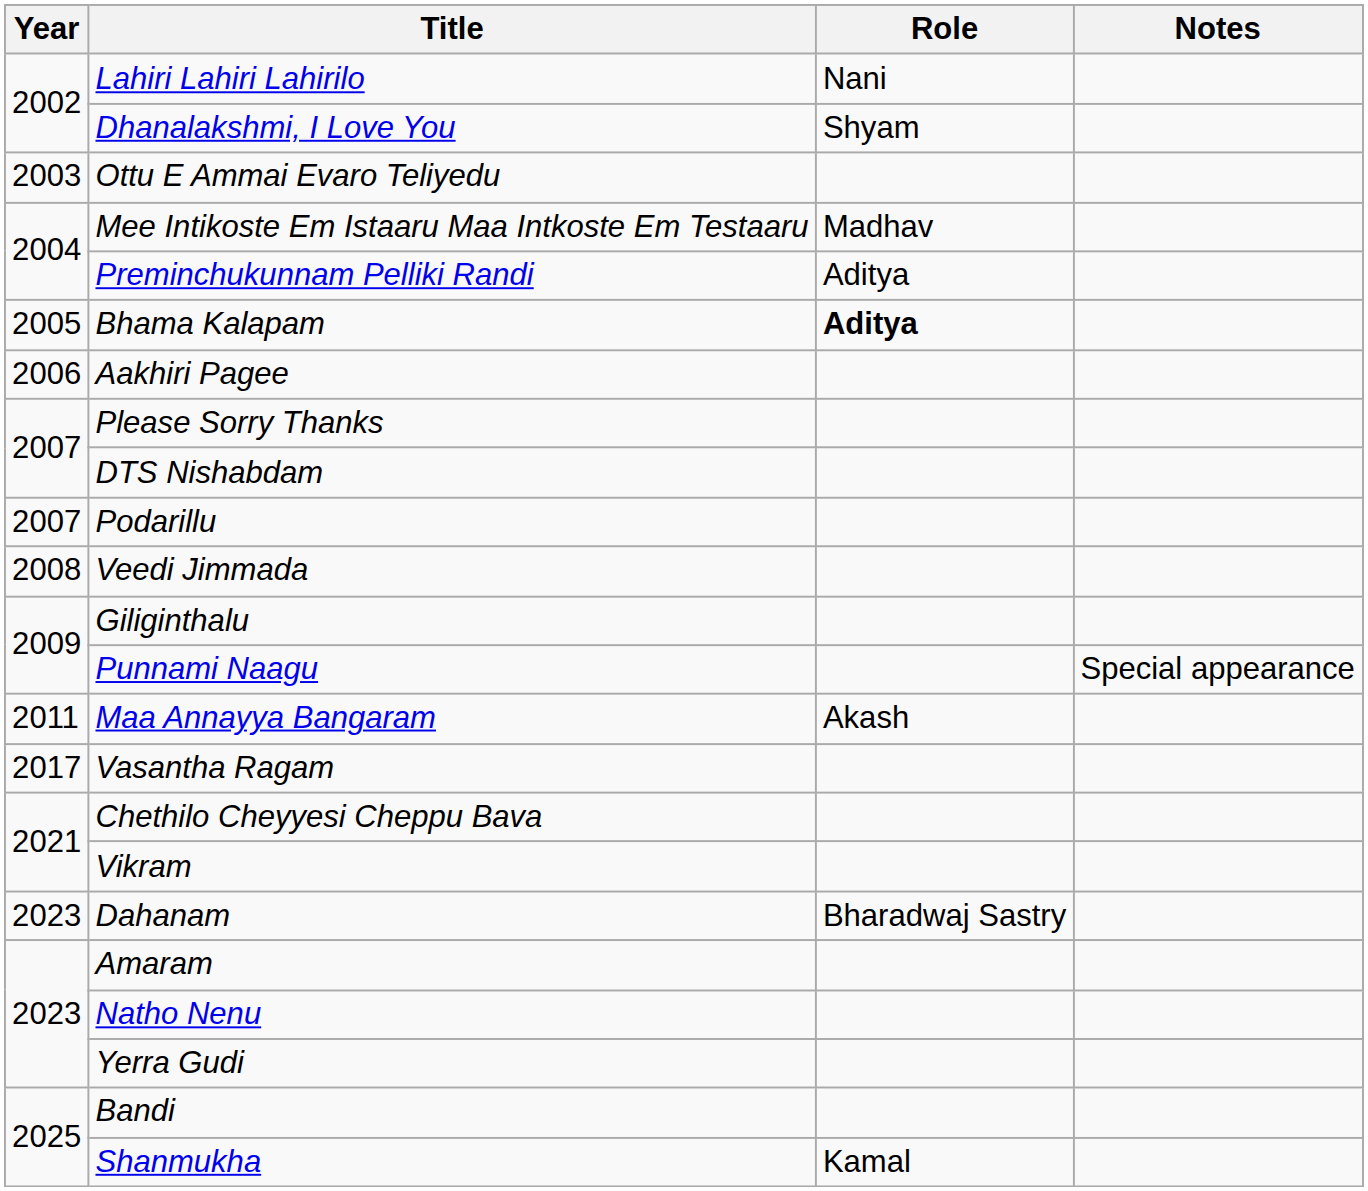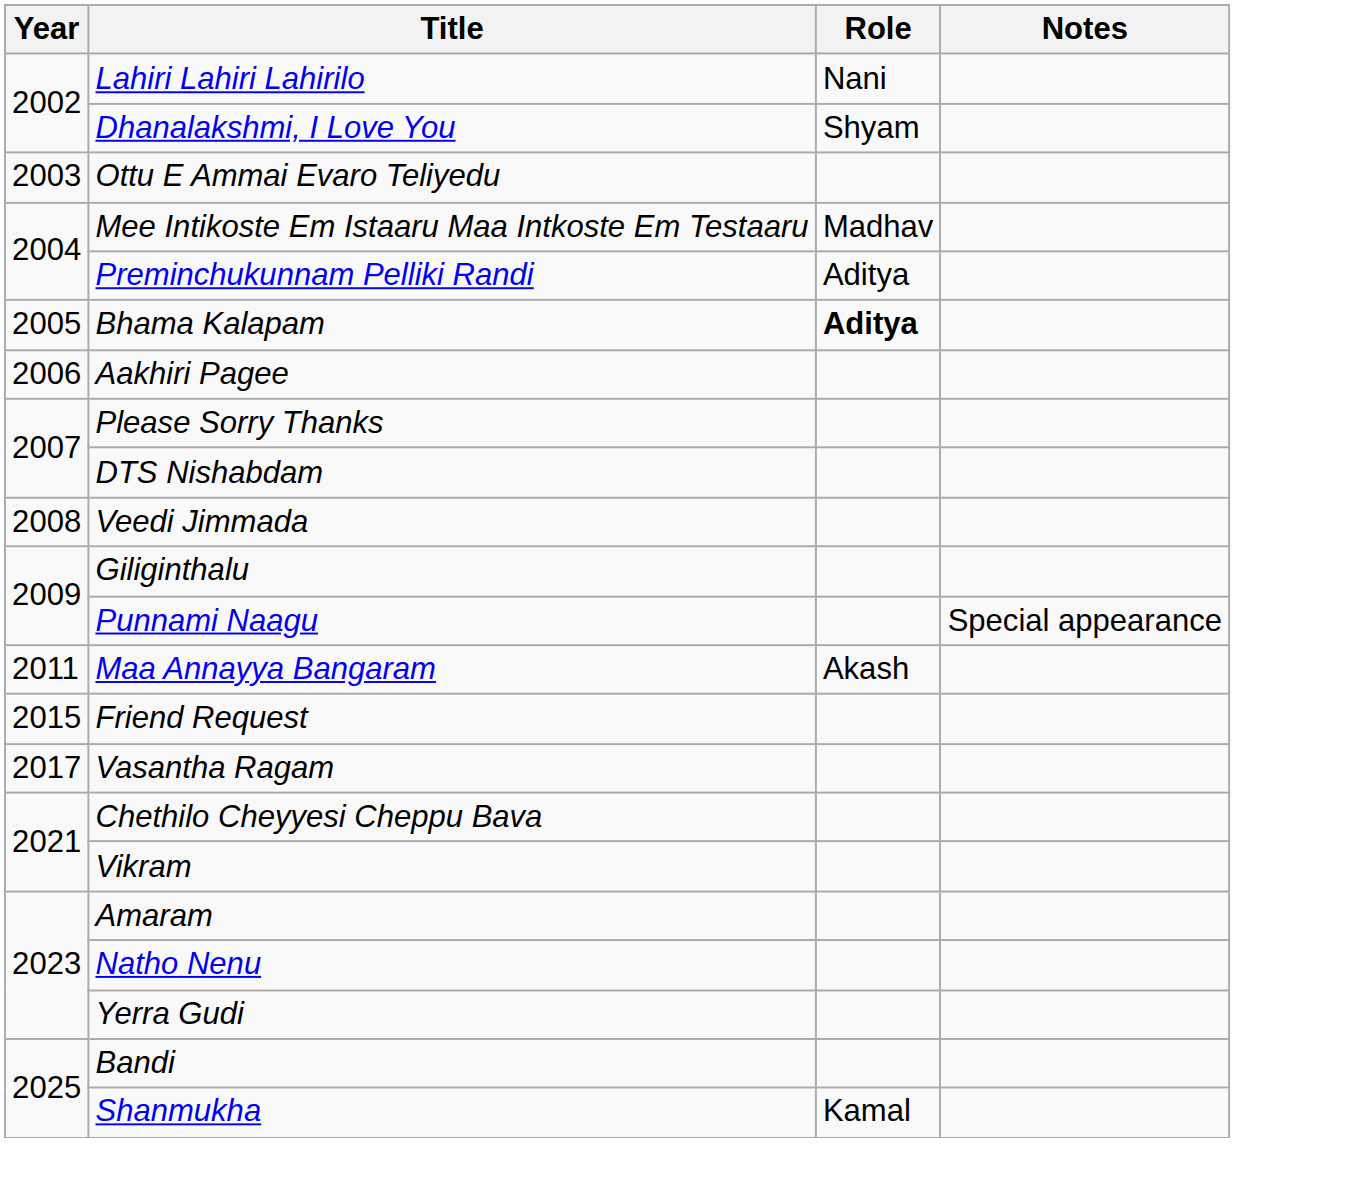- row: (156, 521)
+ row: (202, 718)
- row: (163, 915)
